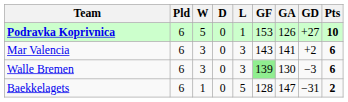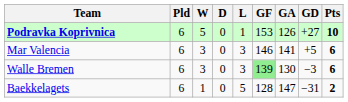(264, 50) 143 -> (264, 50) 146
(310, 50) +2 -> (310, 50) +5
